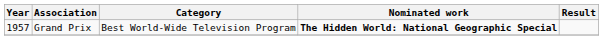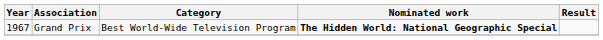(18, 28) 1957 -> (18, 28) 1967
